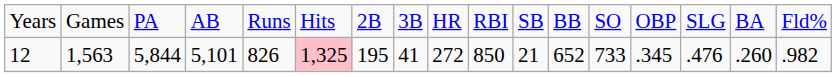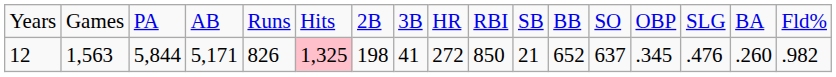(214, 54) 5,101 -> (214, 54) 5,171
(373, 54) 195 -> (373, 54) 198
(610, 54) 733 -> (610, 54) 637
